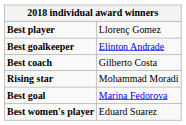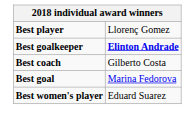(132, 46) normal -> (143, 46) bold
- row: (30, 79)
